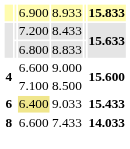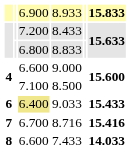+ row: (67, 122)
